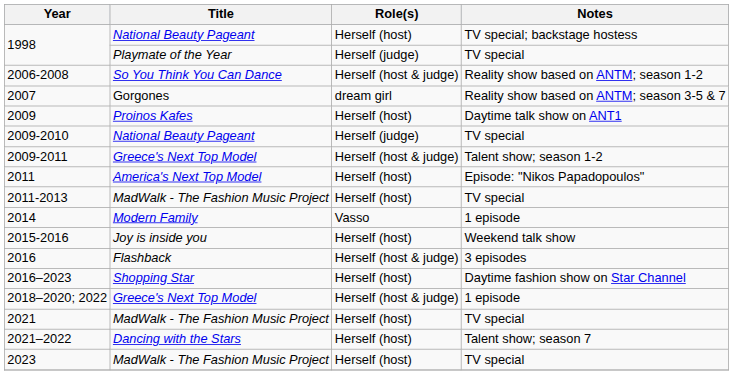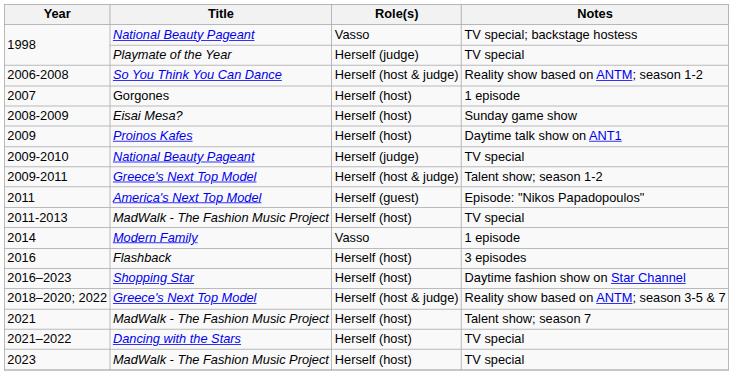(373, 34) Herself (host) -> (352, 34) Vasso
(363, 95) dream girl -> (373, 95) Herself (host)
(595, 95) Reality show based on ANTM; season 3-5 & 7 -> (492, 95) 1 episode
+ row: (38, 116)
(373, 177) Herself (host) -> (377, 197) Herself (guest)
- row: (38, 237)
(397, 258) Herself (host & judge) -> (373, 258) Herself (host)
(492, 298) 1 episode -> (595, 298) Reality show based on ANTM; season 3-5 & 7
(494, 319) TV special -> (528, 319) Talent show; season 7
(528, 339) Talent show; season 7 -> (494, 339) TV special
